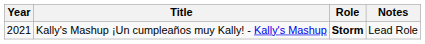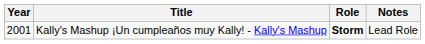(19, 30) 2021 -> (19, 30) 2001
